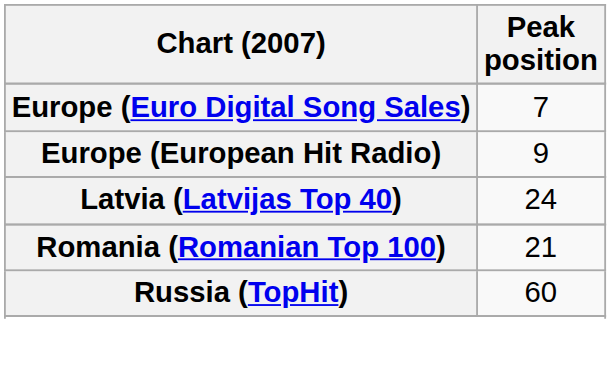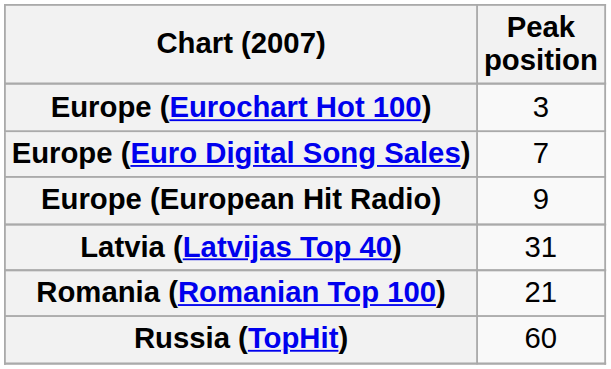+ row: (241, 107)
(541, 199) 24 -> (541, 246) 31
